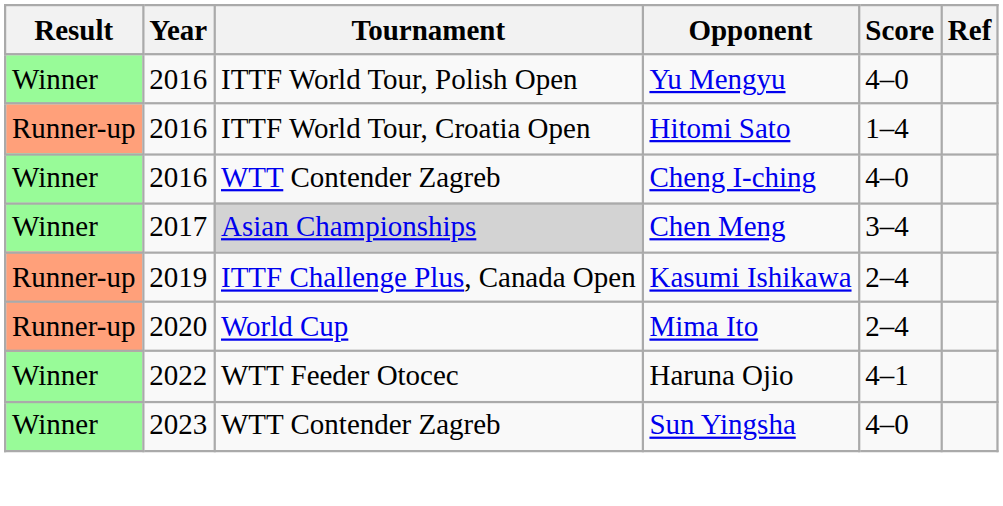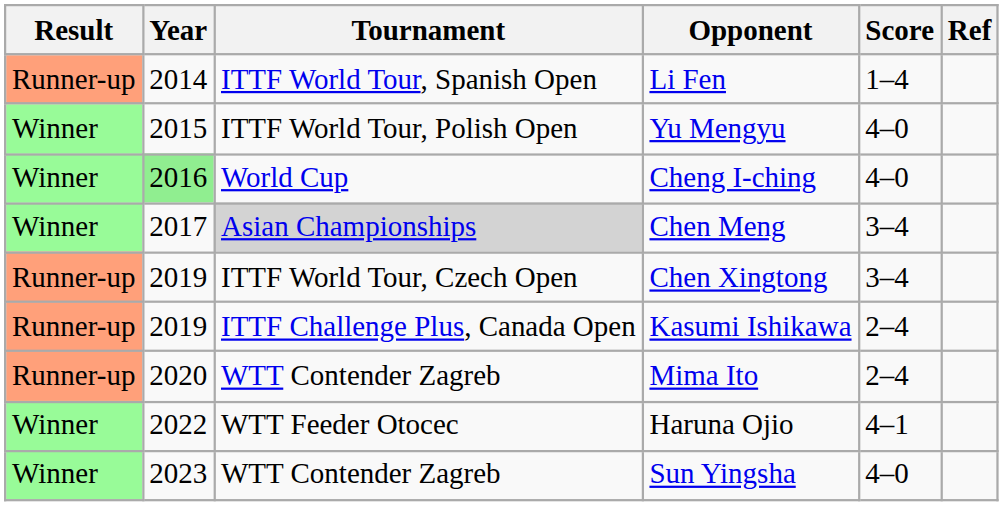+ row: (688, 78)
(178, 78) 2016 -> (178, 128) 2015
- row: (720, 128)
(178, 177) no background -> (178, 177) lightgreen background
(361, 177) WTT Contender Zagreb -> (285, 177) World Cup
+ row: (738, 276)
(285, 326) World Cup -> (361, 375) WTT Contender Zagreb
